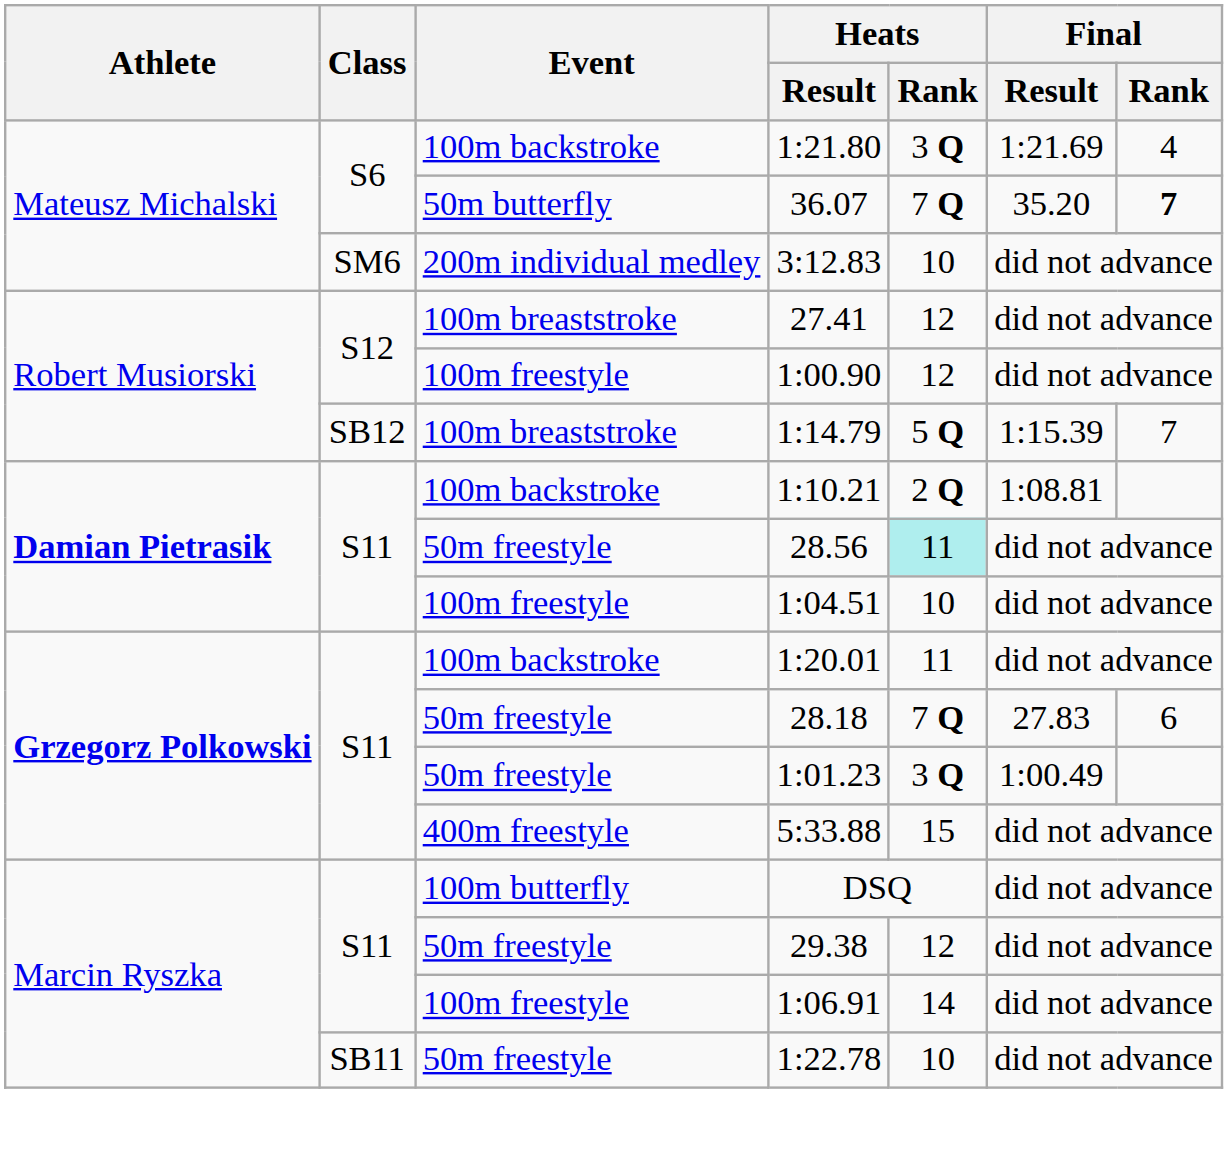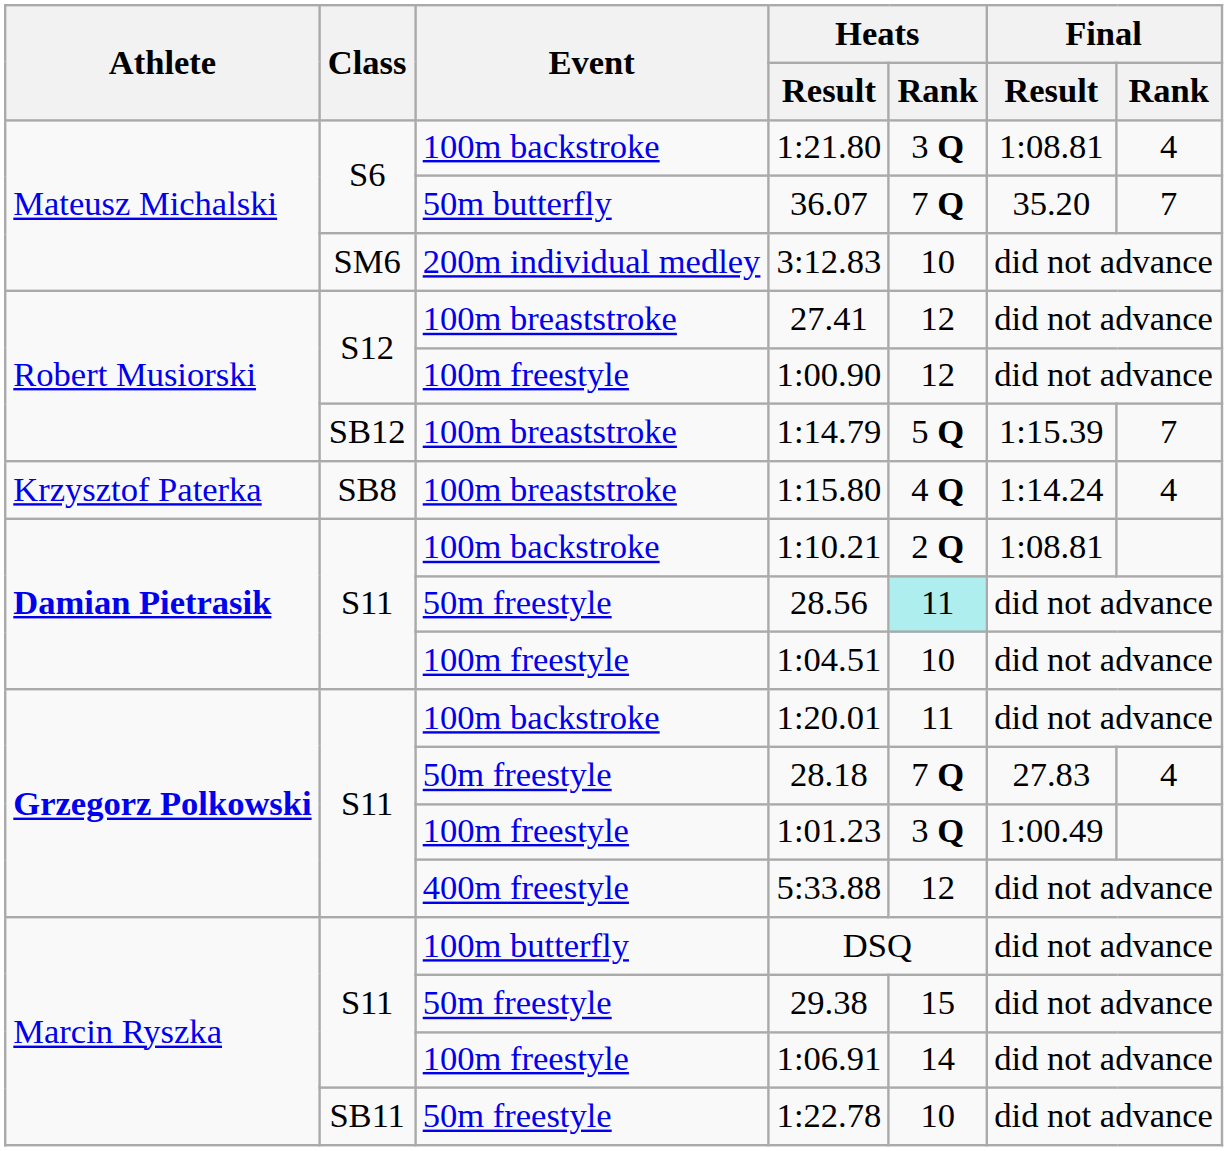(1051, 147) 1:21.69 -> (1051, 147) 1:08.81
(1169, 204) bold -> (1169, 204) normal
+ row: (829, 489)
(1169, 717) 6 -> (1169, 774) 4
(517, 774) 50m freestyle -> (526, 831) 100m freestyle
(938, 831) 15 -> (938, 888) 12
(938, 945) 12 -> (938, 1002) 15
